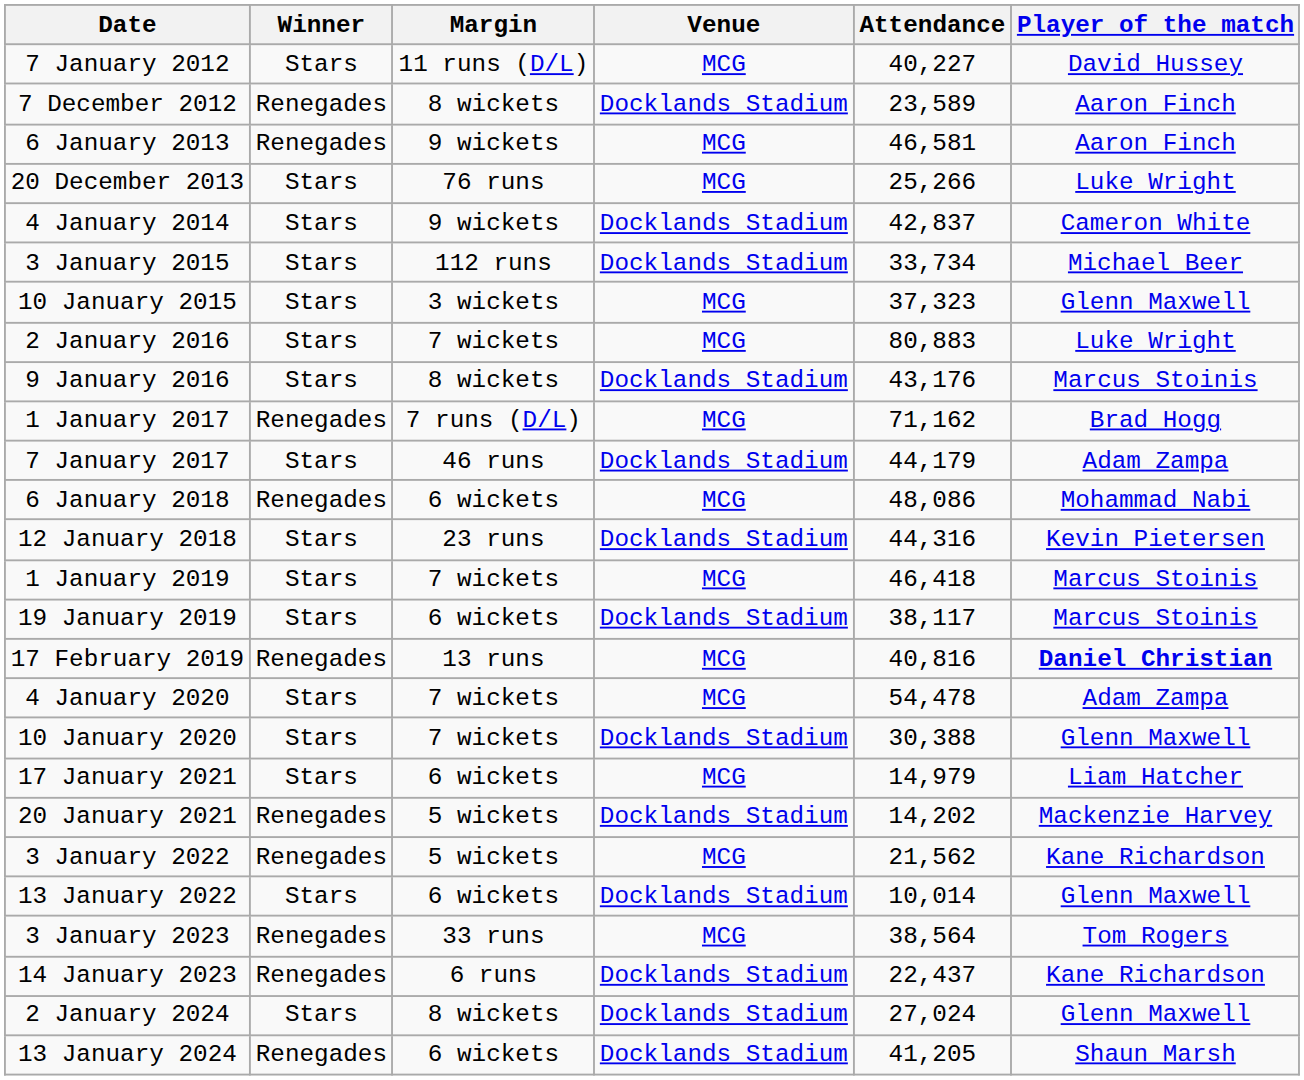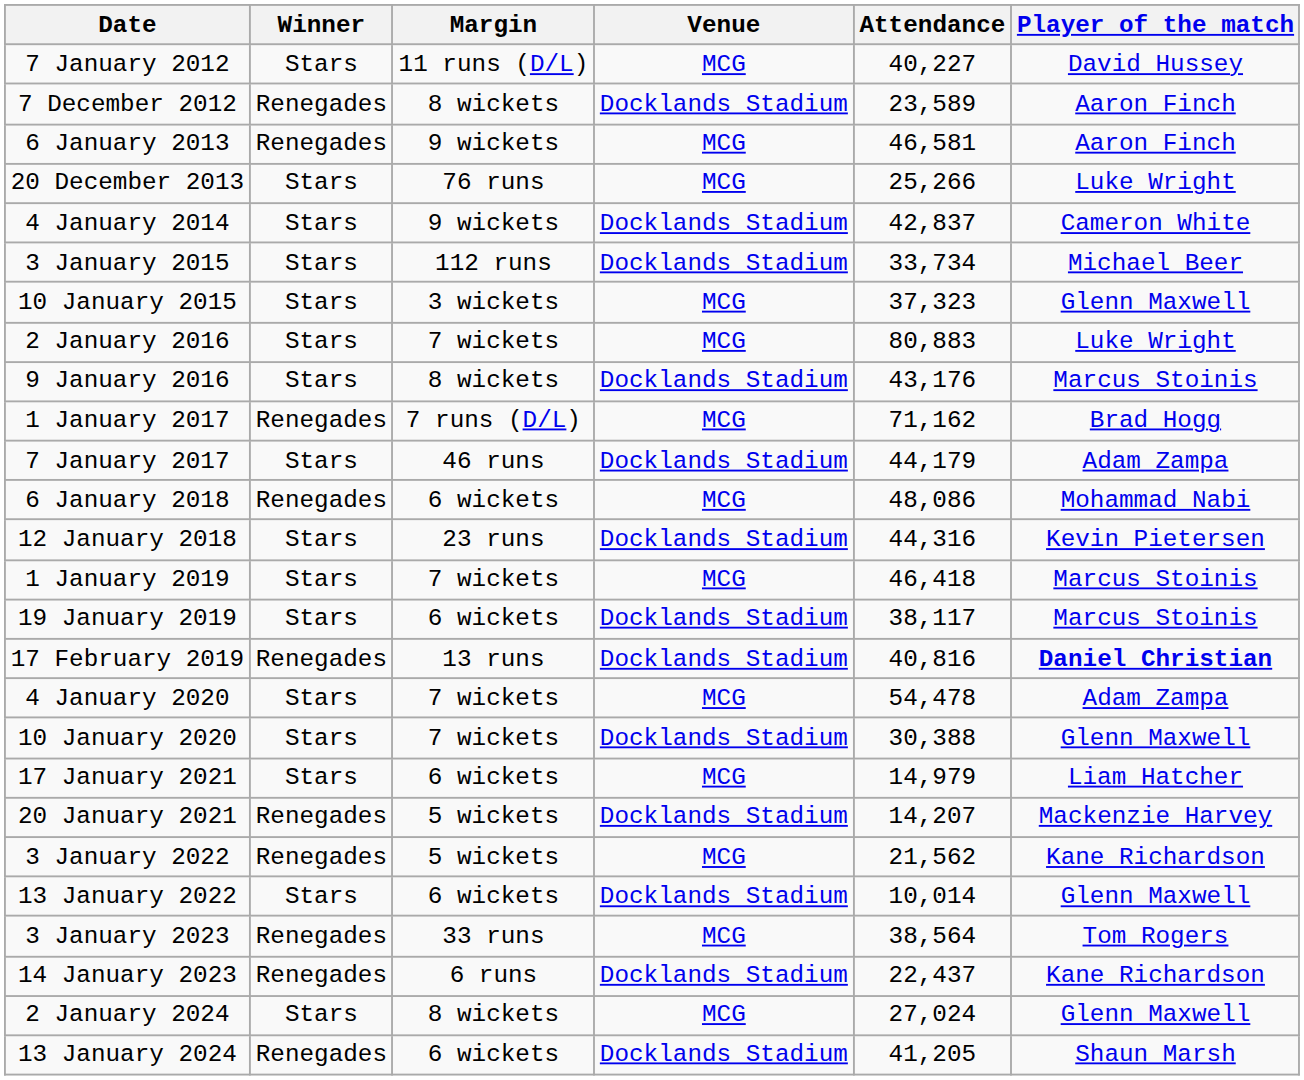(724, 659) MCG -> (724, 659) Docklands Stadium
(932, 817) 14,202 -> (932, 817) 14,207
(724, 1015) Docklands Stadium -> (724, 1015) MCG
